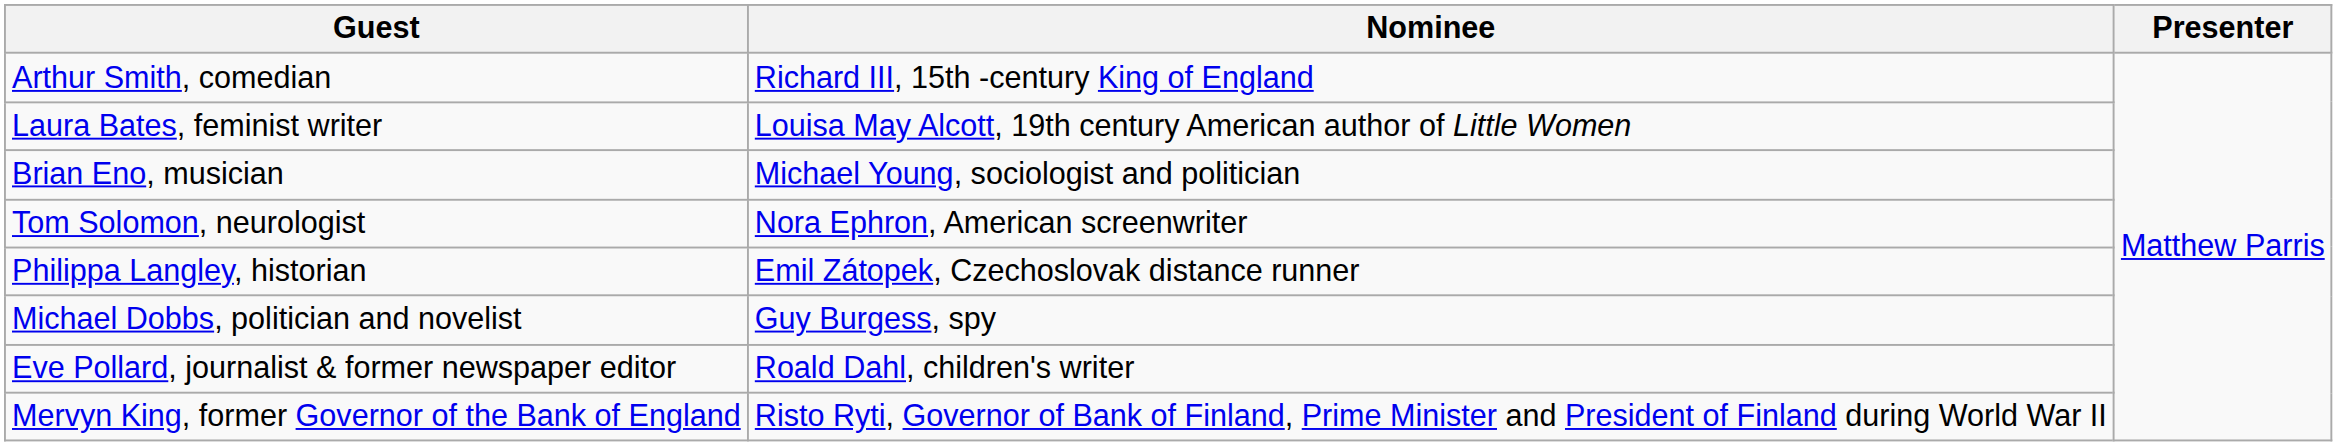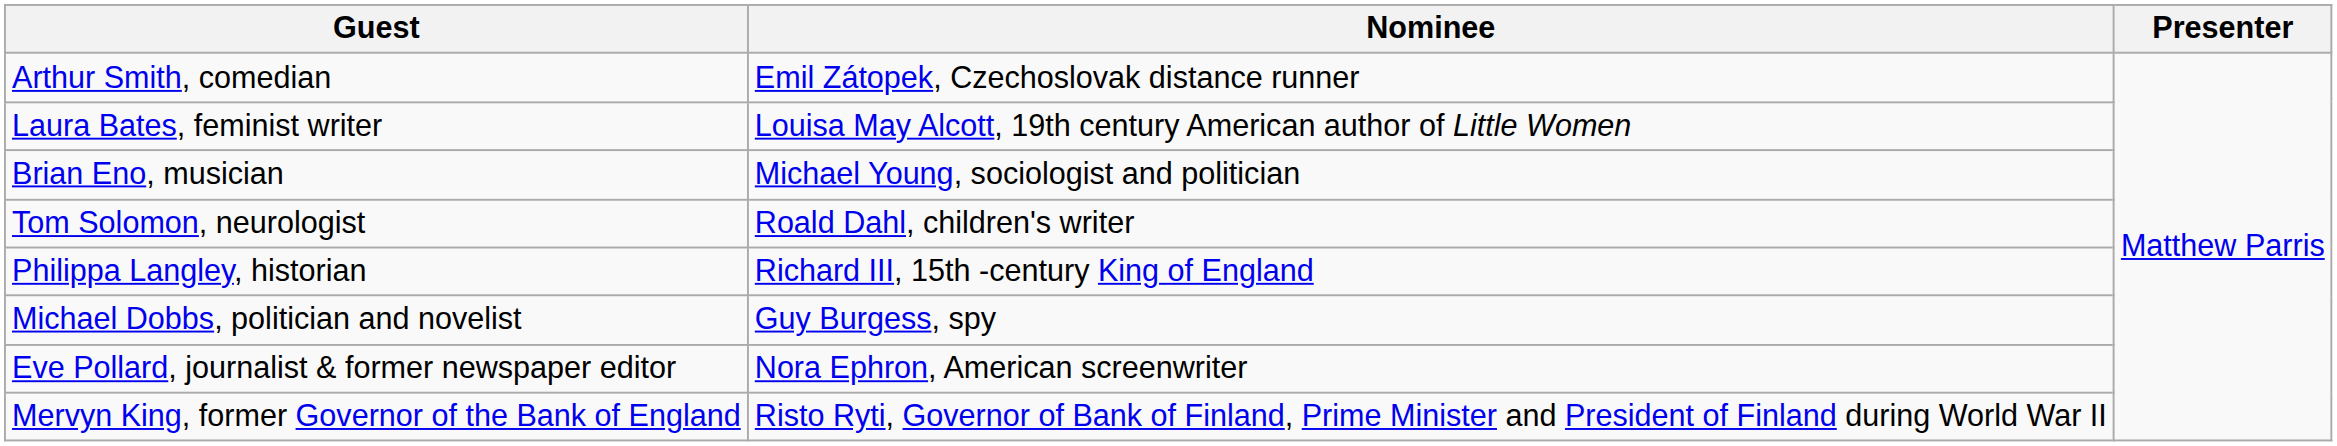(1034, 77) Richard III, 15th -century King of England -> (1057, 77) Emil Zátopek, Czechoslovak distance runner
(1001, 222) Nora Ephron, American screenwriter -> (945, 222) Roald Dahl, children's writer
(1057, 271) Emil Zátopek, Czechoslovak distance runner -> (1034, 271) Richard III, 15th -century King of England
(945, 367) Roald Dahl, children's writer -> (1001, 367) Nora Ephron, American screenwriter
